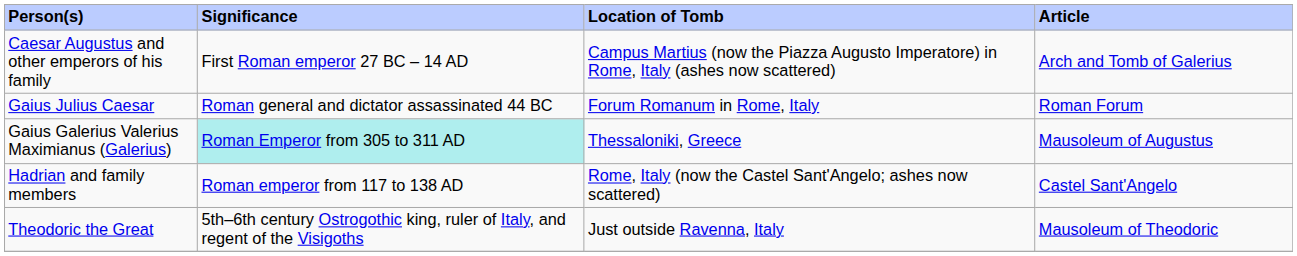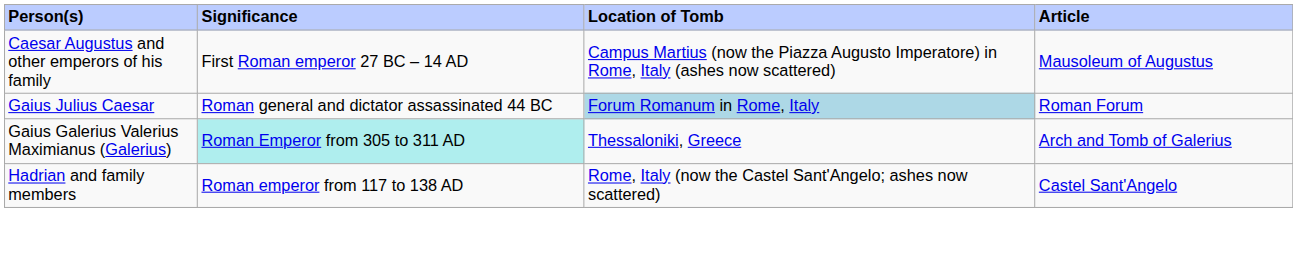(1135, 61) Arch and Tomb of Galerius -> (1126, 61) Mausoleum of Augustus
(704, 105) no background -> (704, 105) lightblue background
(1126, 140) Mausoleum of Augustus -> (1135, 140) Arch and Tomb of Galerius
- row: (81, 229)
